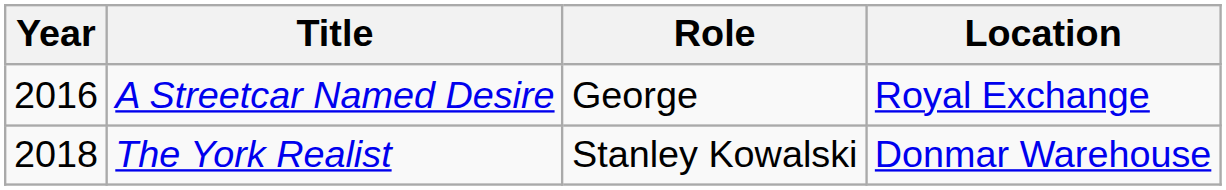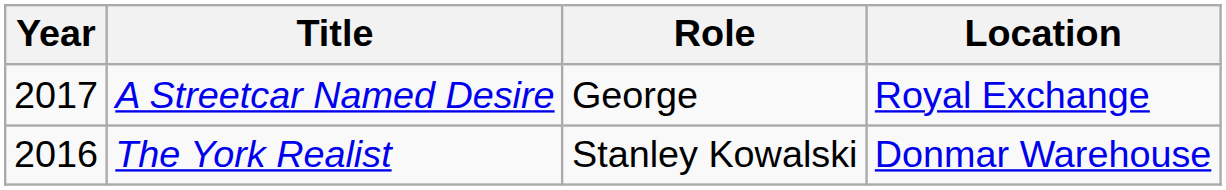(56, 94) 2016 -> (56, 94) 2017
(56, 154) 2018 -> (56, 154) 2016
